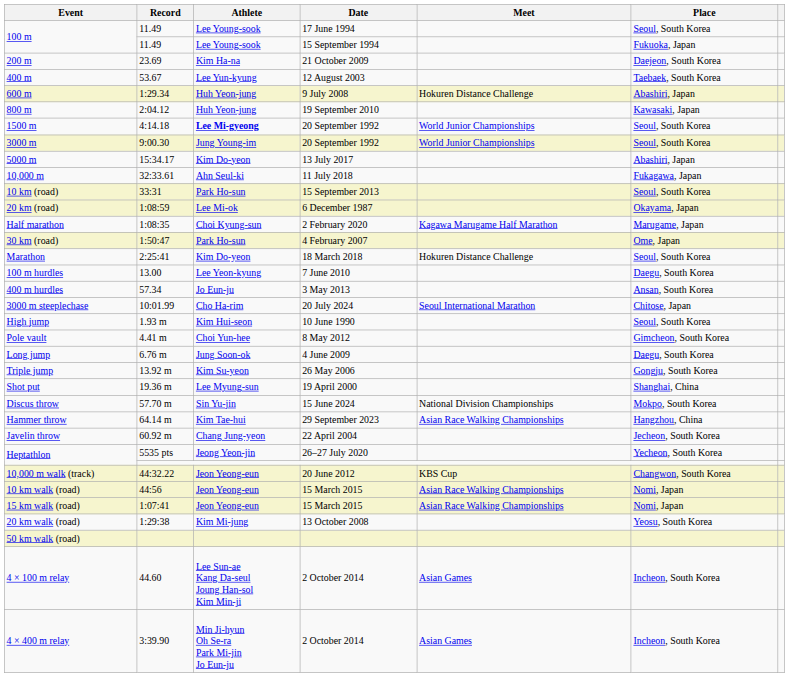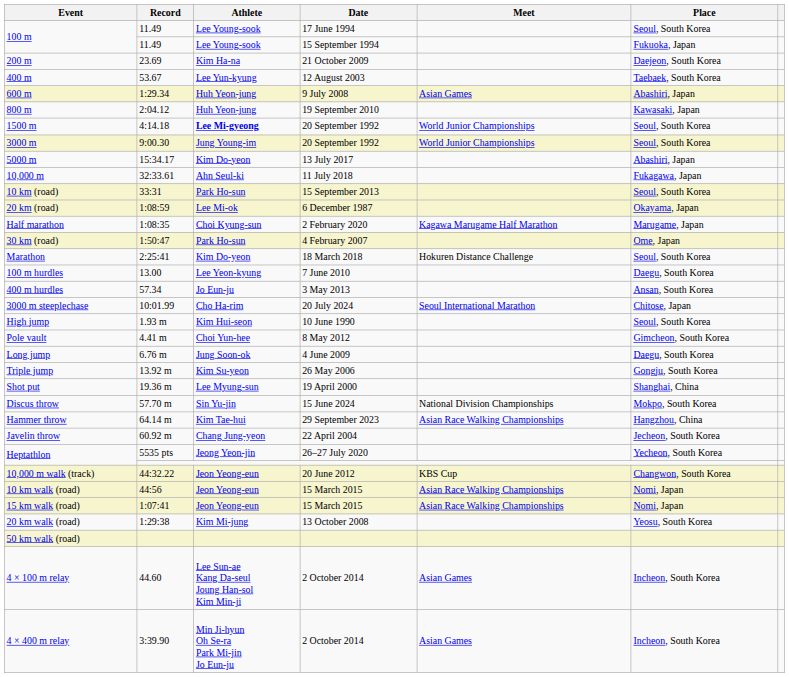(476, 94) Hokuren Distance Challenge -> (446, 94) Asian Games
